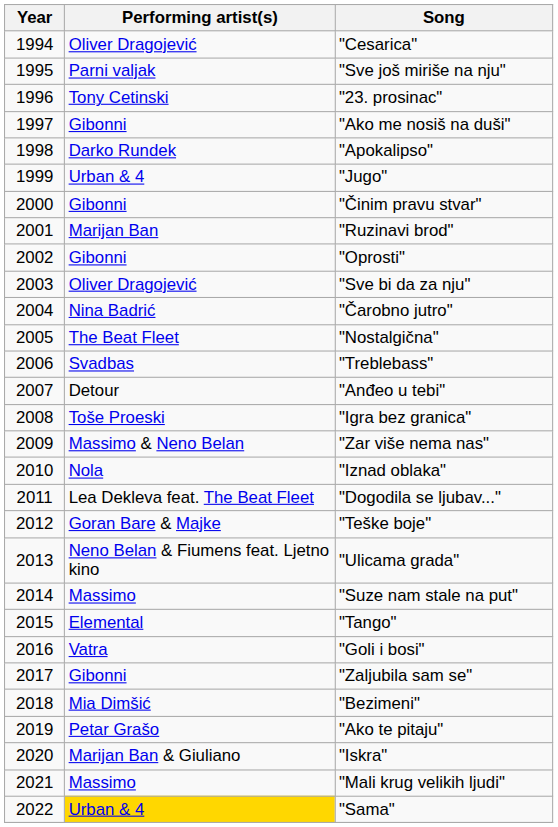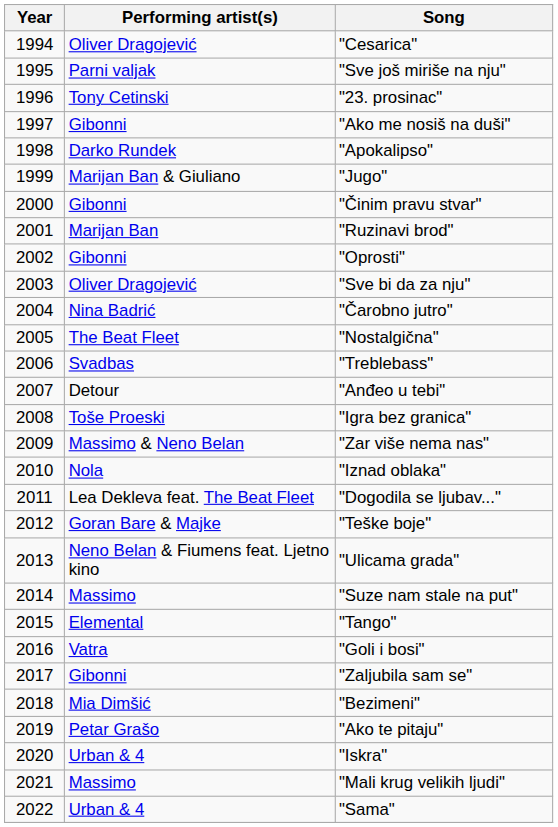(106, 177) Urban & 4 -> (155, 177) Marijan Ban & Giuliano
(155, 756) Marijan Ban & Giuliano -> (106, 756) Urban & 4
(106, 809) gold background -> (106, 809) no background
